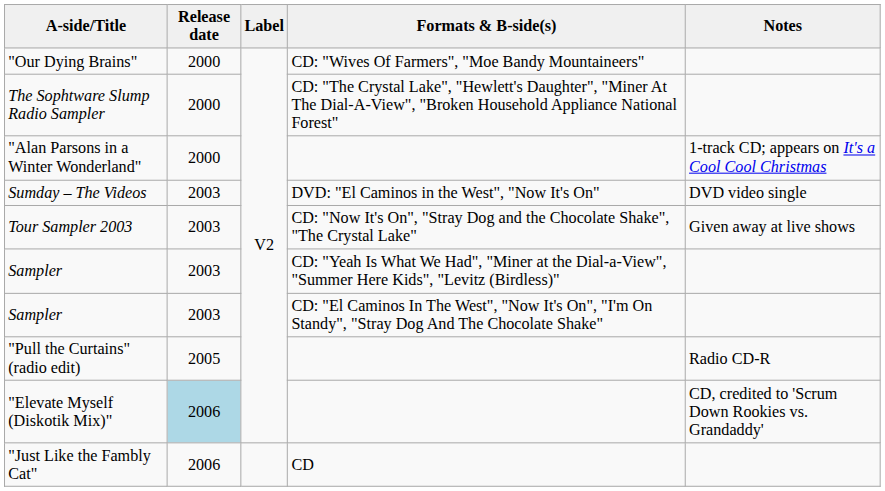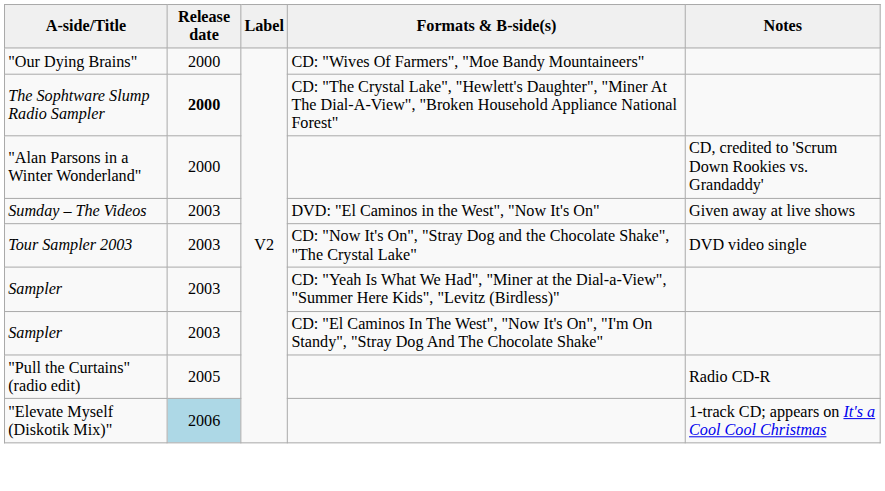(204, 104) normal -> (204, 104) bold
(782, 157) 1-track CD; appears on It's a Cool Cool Christmas -> (763, 166) CD, credited to 'Scrum Down Rookies vs. Grandaddy'
(748, 192) DVD video single -> (772, 210) Given away at live shows
(772, 227) Given away at live shows -> (748, 245) DVD video single
(763, 411) CD, credited to 'Scrum Down Rookies vs. Grandaddy' -> (782, 420) 1-track CD; appears on It's a Cool Cool Christmas
- row: (80, 464)
